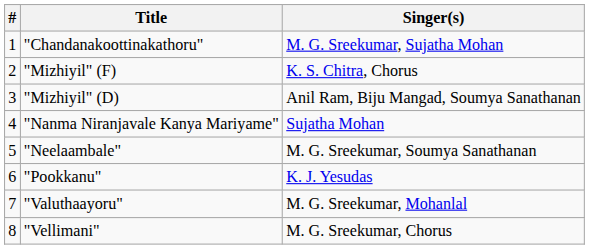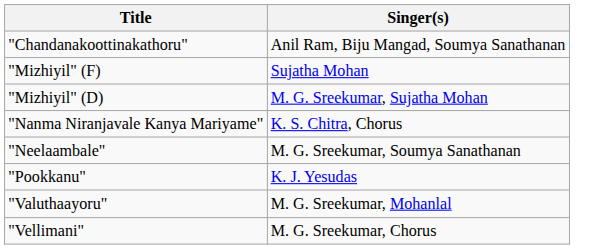- column: (12, 17)
(395, 44) M. G. Sreekumar, Sujatha Mohan -> (418, 44) Anil Ram, Biju Mangad, Soumya Sanathanan
(352, 71) K. S. Chitra, Chorus -> (320, 71) Sujatha Mohan
(434, 97) Anil Ram, Biju Mangad, Soumya Sanathanan -> (379, 97) M. G. Sreekumar, Sujatha Mohan
(335, 124) Sujatha Mohan -> (336, 124) K. S. Chitra, Chorus
